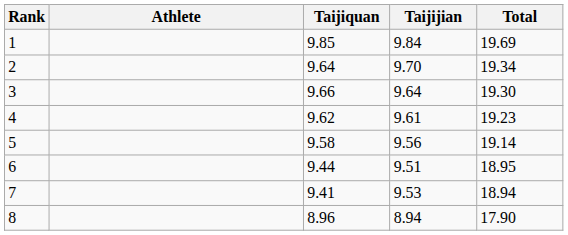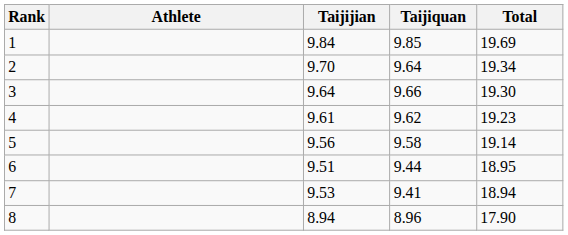columns swapped: (347, 17) <-> (433, 17)
